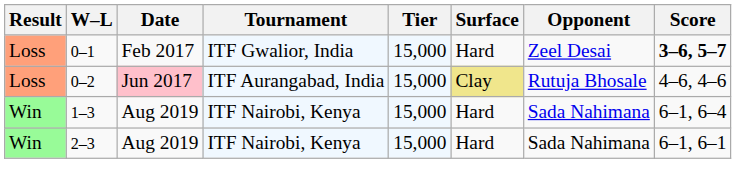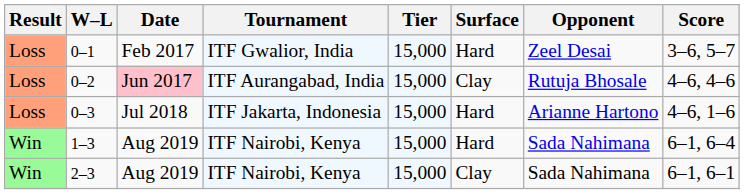(693, 50) bold -> (701, 50) normal
(474, 81) khaki background -> (474, 81) no background
+ row: (83, 113)
(475, 142) Hard -> (474, 173) Clay
